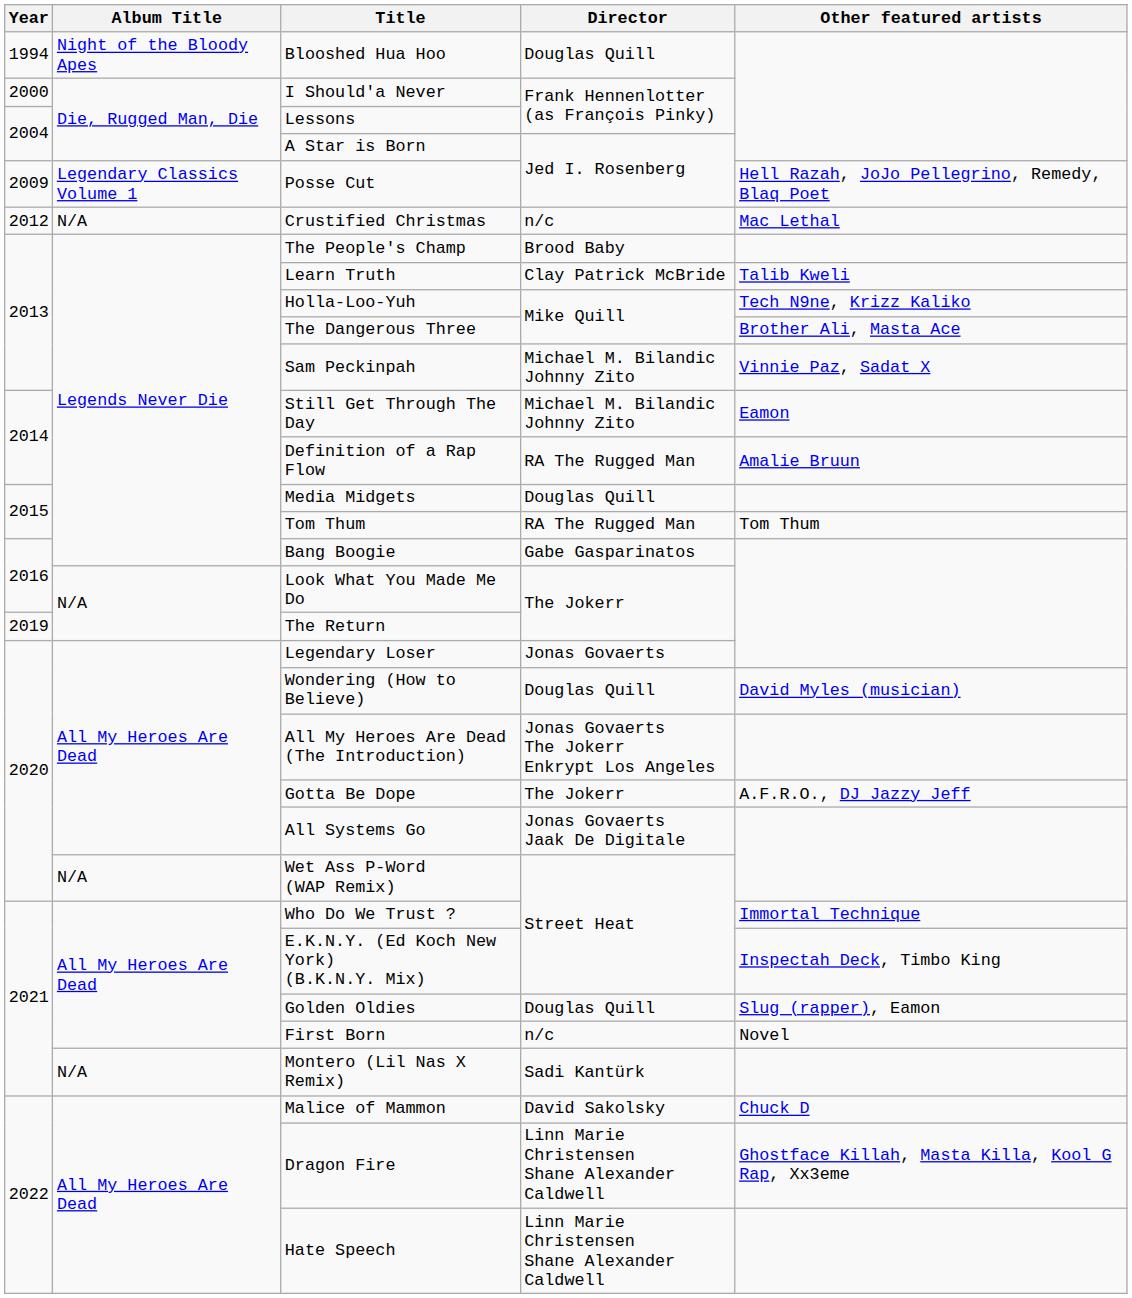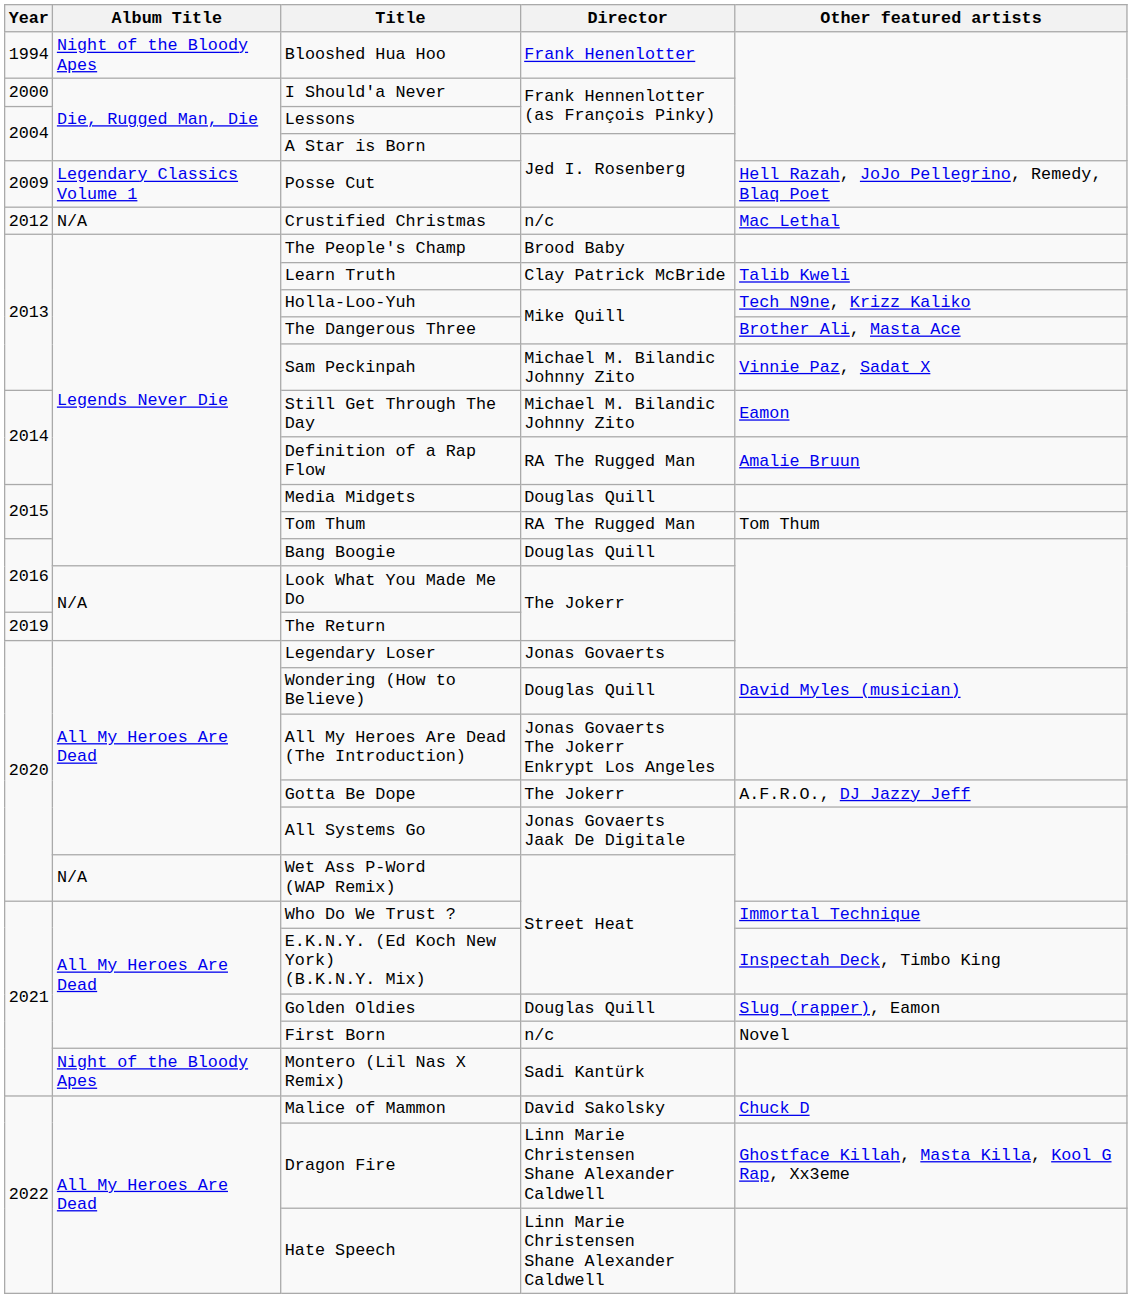(590, 55) Douglas Quill -> (610, 55) Frank Henenlotter
(610, 552) Gabe Gasparinatos -> (590, 552) Douglas Quill
(72, 1072) N/A -> (153, 1072) Night of the Bloody Apes
